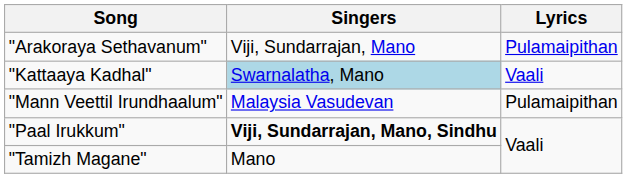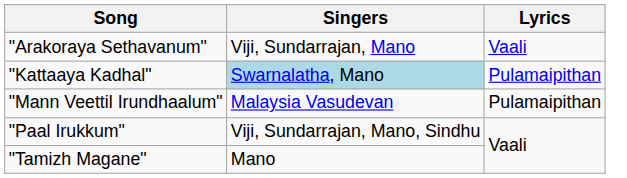(561, 46) Pulamaipithan -> (508, 46) Vaali
(524, 74) Vaali -> (545, 74) Pulamaipithan
(364, 131) bold -> (356, 131) normal
